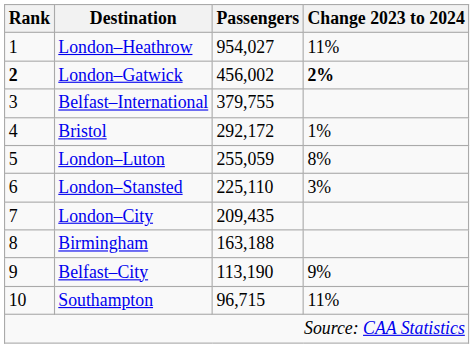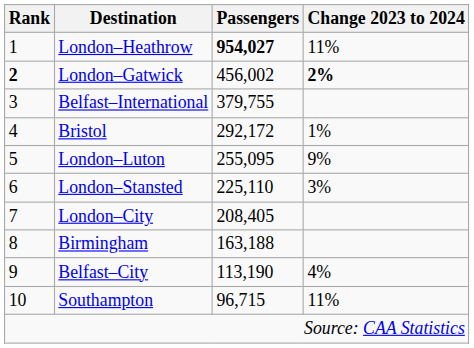(245, 46) normal -> (245, 46) bold
(245, 159) 255,059 -> (245, 159) 255,095
(319, 159) 8% -> (319, 159) 9%
(245, 215) 209,435 -> (245, 215) 208,405
(319, 272) 9% -> (319, 272) 4%
